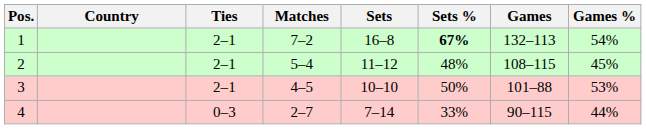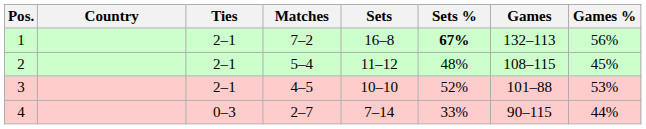(604, 40) 54% -> (604, 40) 56%
(454, 87) 50% -> (454, 87) 52%
